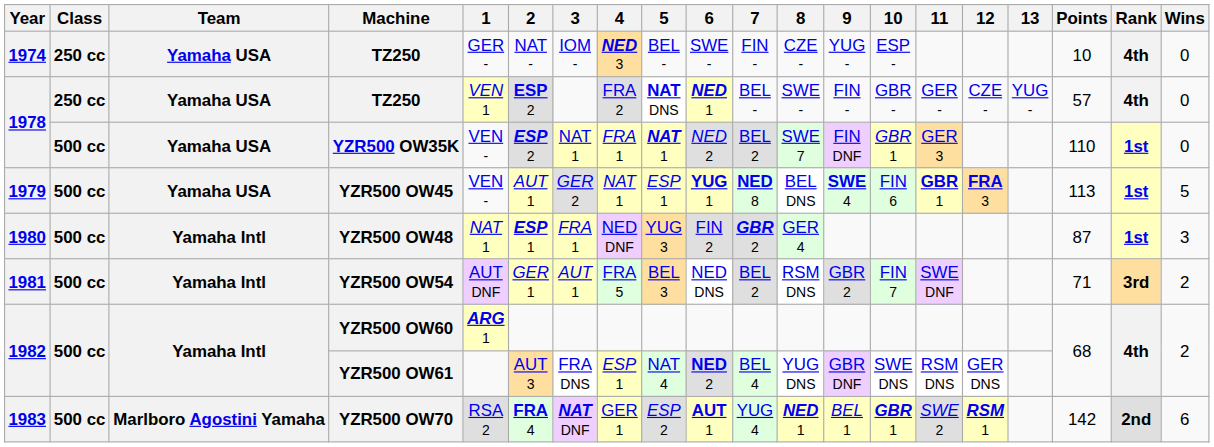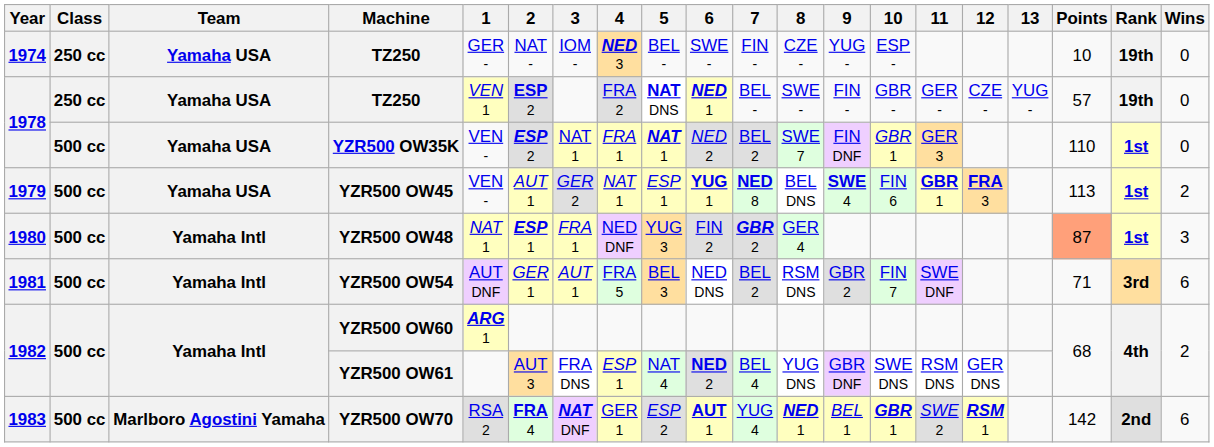(1136, 54) 4th -> (1136, 54) 19th
(1136, 100) 4th -> (1136, 100) 19th
(1185, 191) 5 -> (1185, 191) 2
(1082, 237) no background -> (1082, 237) lightsalmon background
(1185, 282) 2 -> (1185, 282) 6
